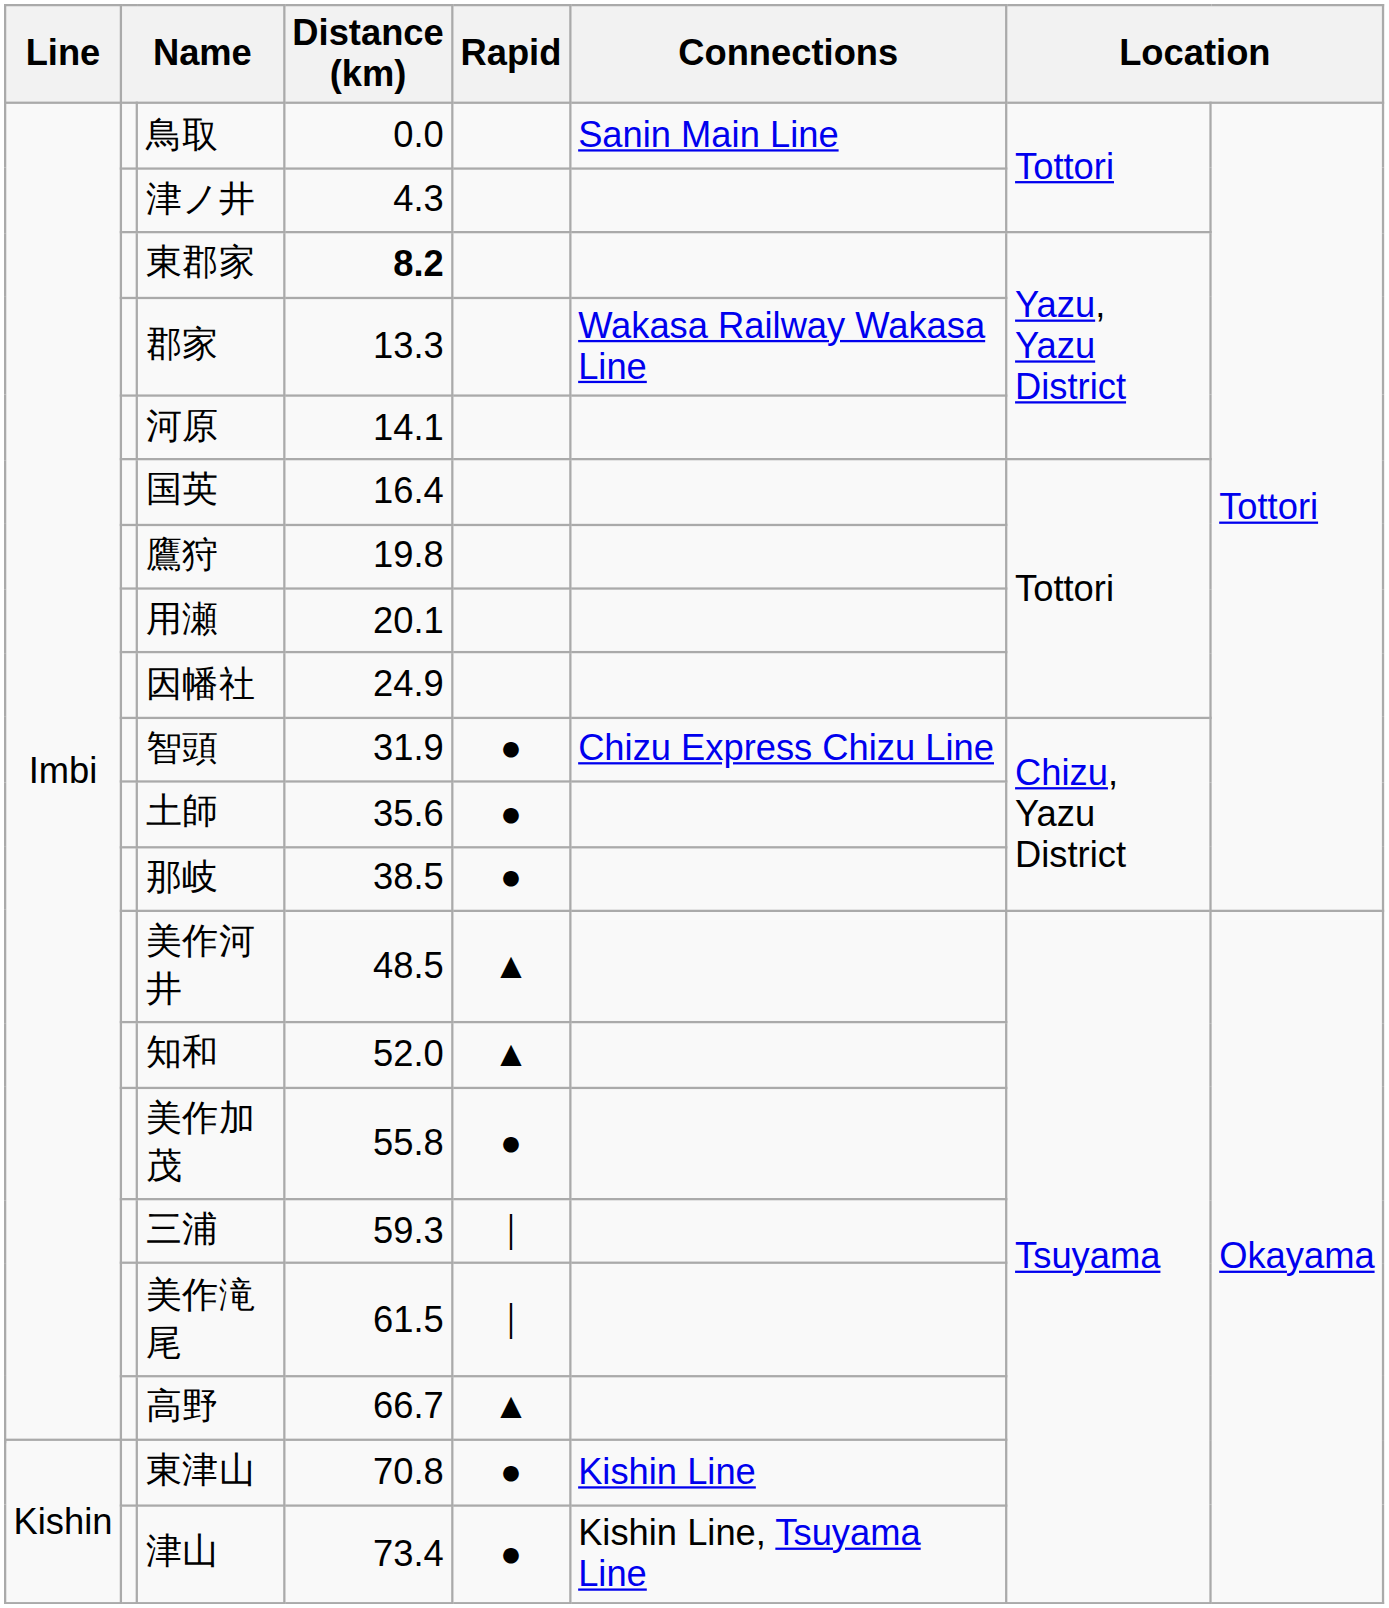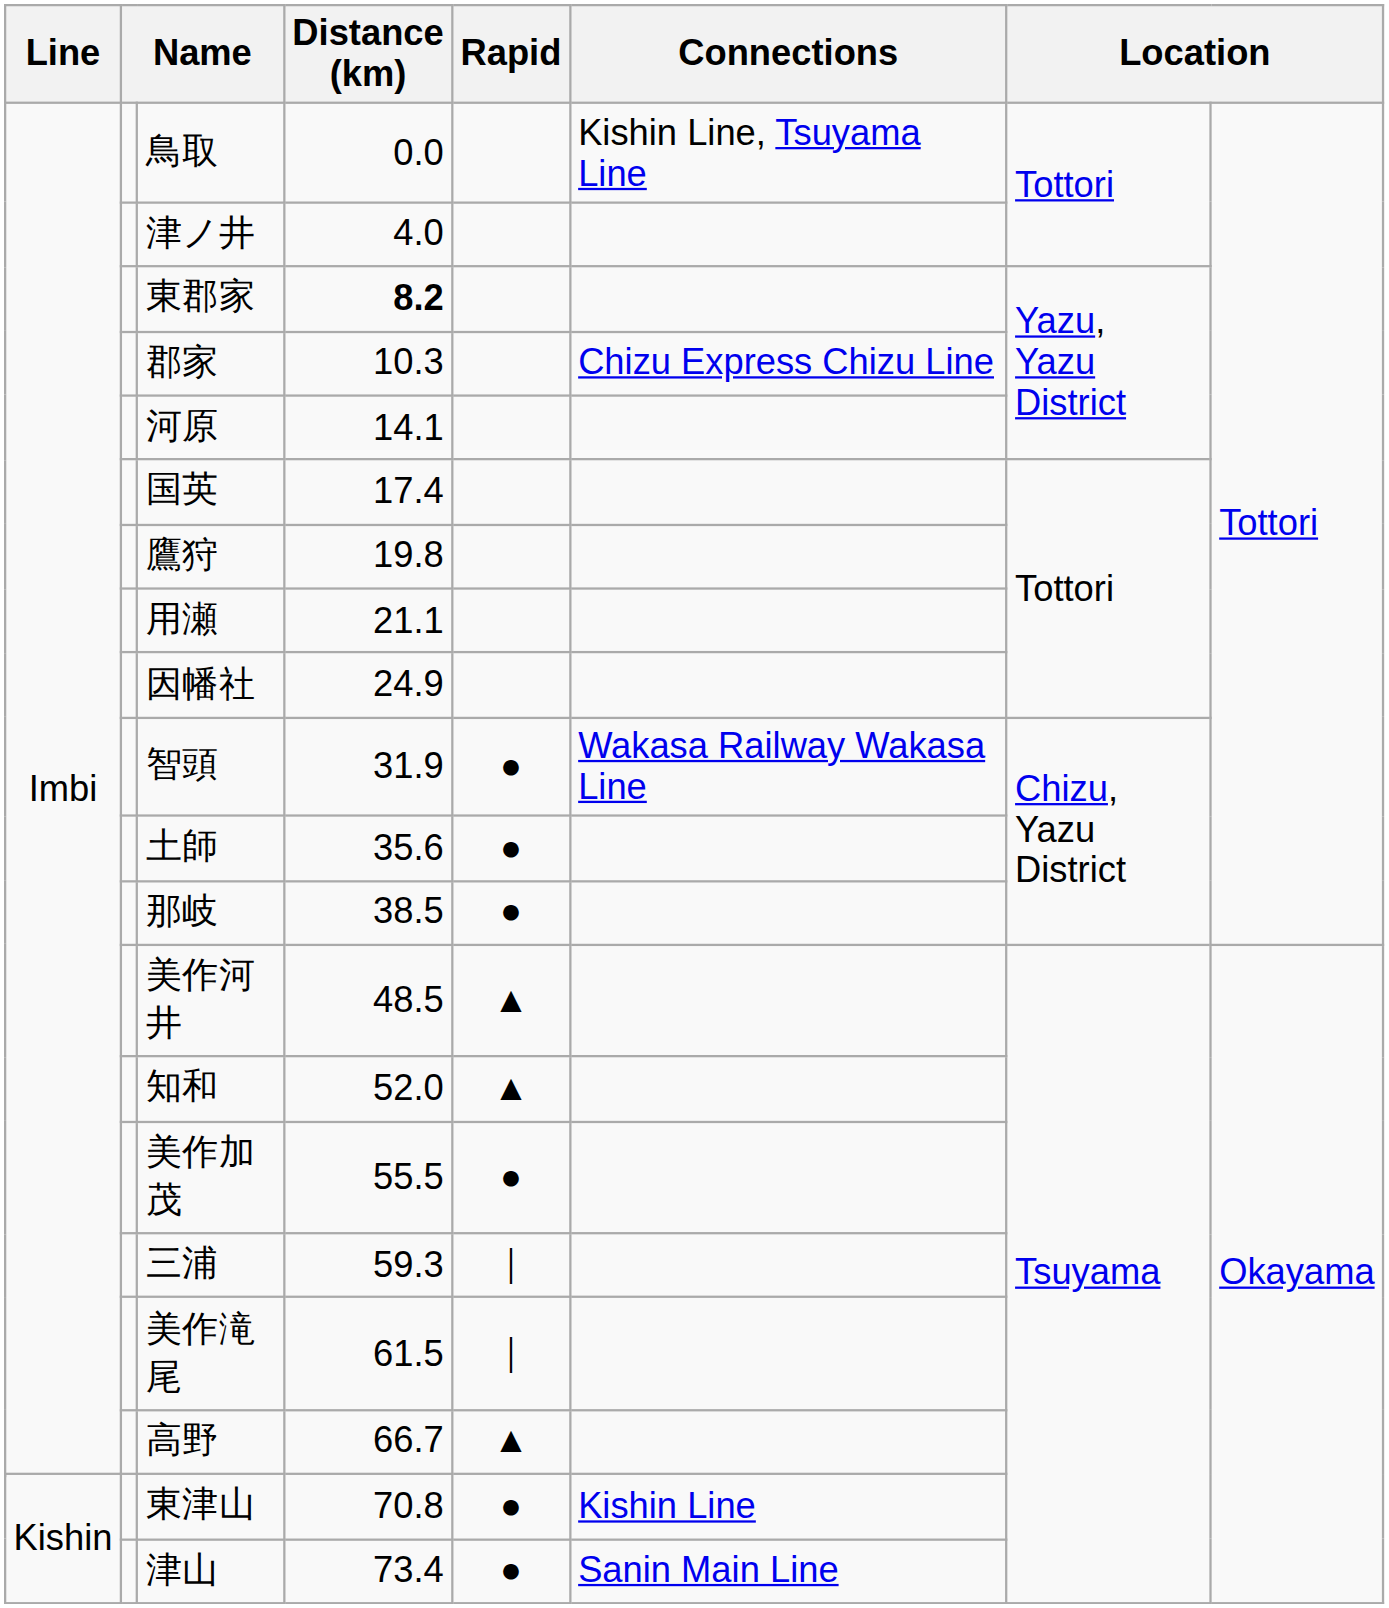(708, 135) Sanin Main Line -> (749, 152) Kishin Line, Tsuyama Line
(418, 199) 4.3 -> (418, 233) 4.0
(408, 345) 13.3 -> (408, 362) 10.3
(782, 345) Wakasa Railway Wakasa Line -> (786, 362) Chizu Express Chizu Line
(408, 491) 16.4 -> (408, 491) 17.4
(408, 620) 20.1 -> (408, 620) 21.1
(786, 748) Chizu Express Chizu Line -> (782, 765) Wakasa Railway Wakasa Line
(408, 1142) 55.8 -> (408, 1176) 55.5
(749, 1553) Kishin Line, Tsuyama Line -> (708, 1570) Sanin Main Line
